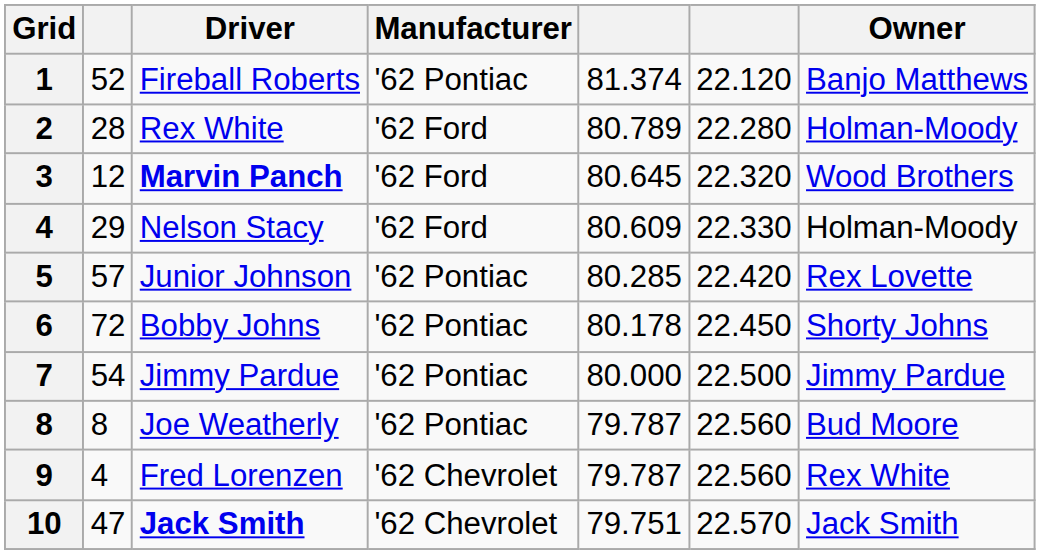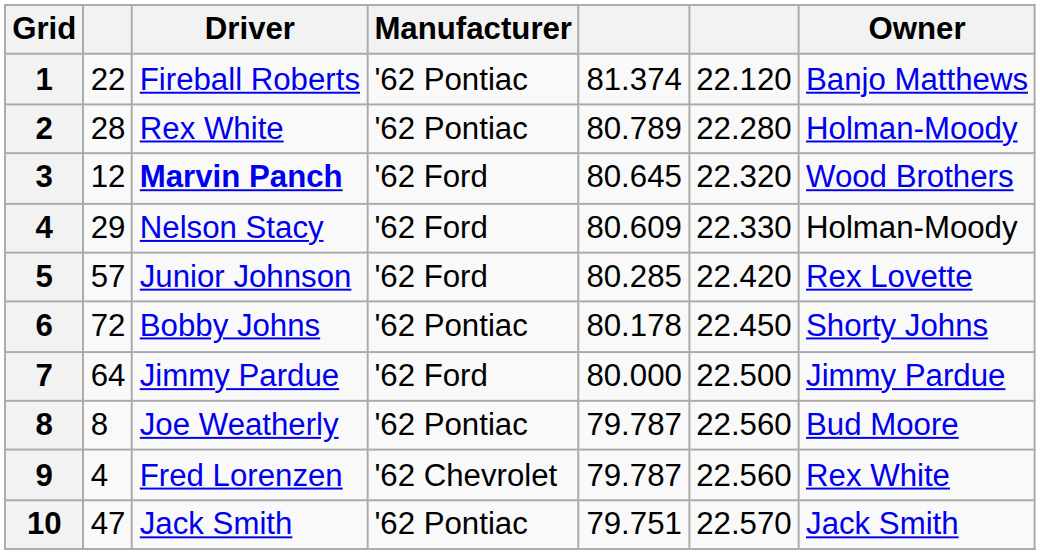(108, 78) 52 -> (108, 78) 22
(431, 128) '62 Ford -> (451, 128) '62 Pontiac
(451, 276) '62 Pontiac -> (431, 276) '62 Ford
(108, 375) 54 -> (108, 375) 64
(451, 375) '62 Pontiac -> (431, 375) '62 Ford
(222, 524) bold -> (216, 524) normal
(466, 524) '62 Chevrolet -> (451, 524) '62 Pontiac
